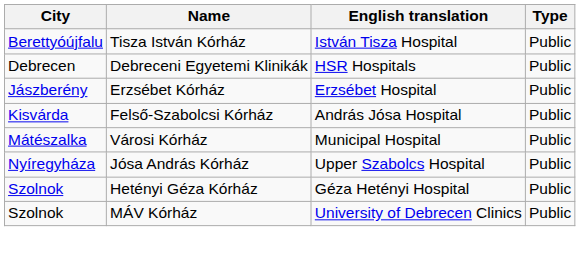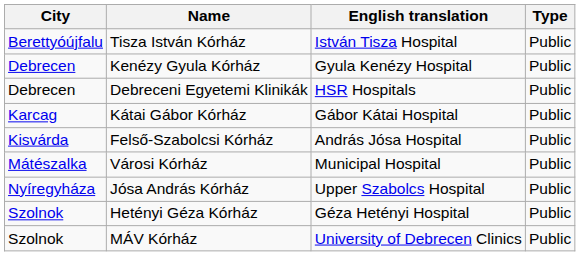+ row: (185, 66)
- row: (167, 90)
+ row: (178, 115)
